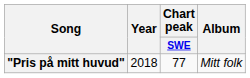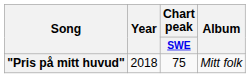(179, 63) 77 -> (179, 63) 75
